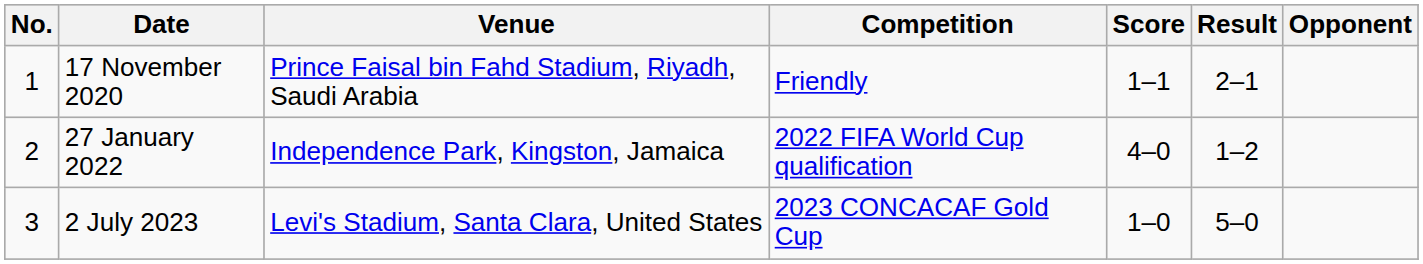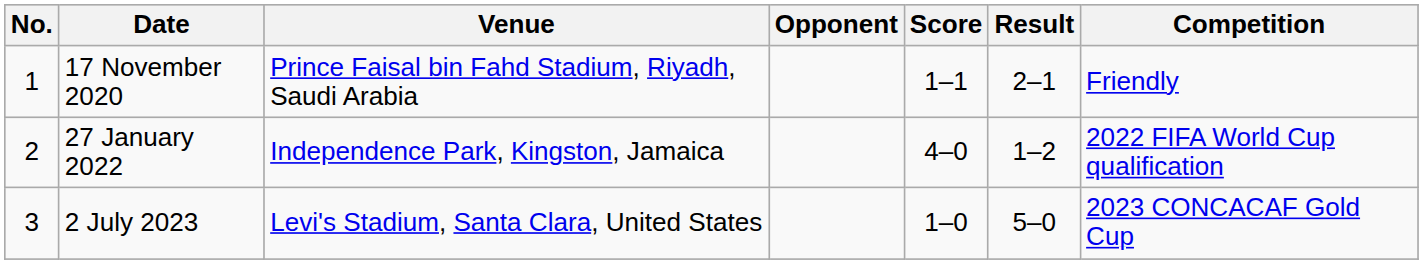columns swapped: (1350, 25) <-> (938, 25)
